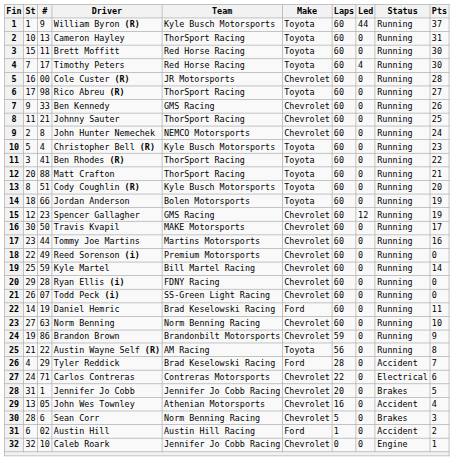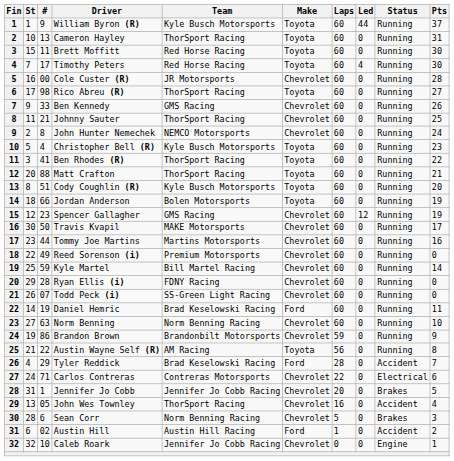(215, 405) Athenian Motorsports -> (204, 405) ThorSport Racing
